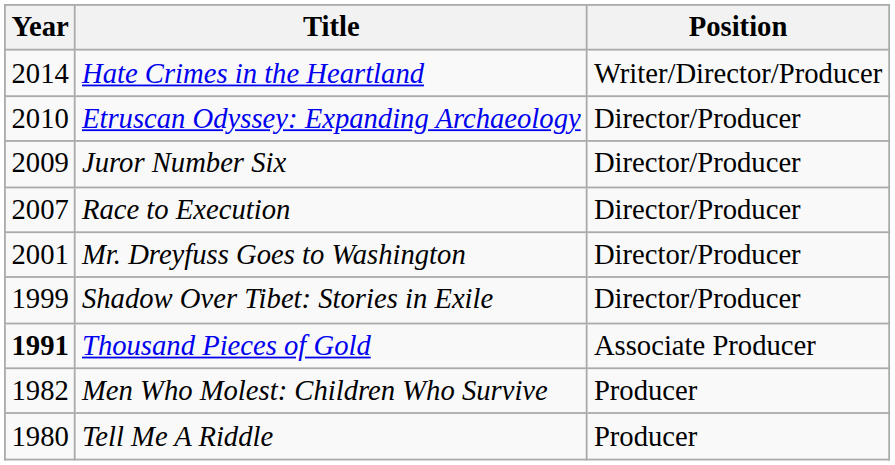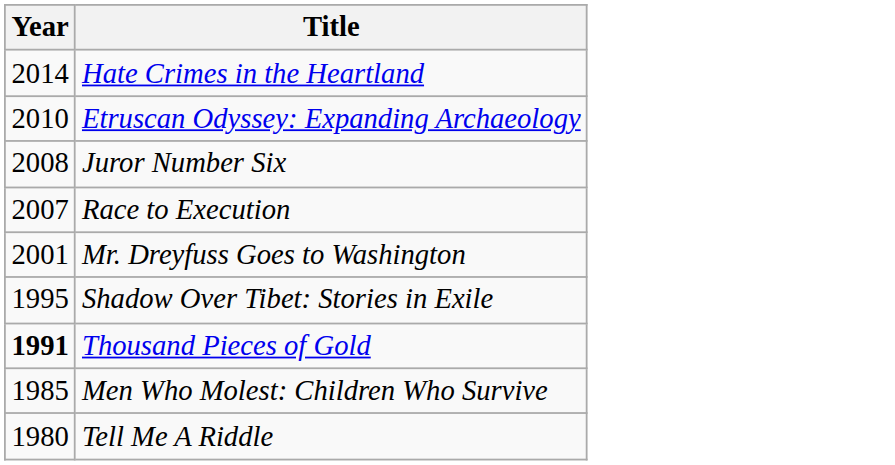- column: (738, 27)
(40, 163) 2009 -> (40, 163) 2008
(40, 299) 1999 -> (40, 299) 1995
(40, 390) 1982 -> (40, 390) 1985
